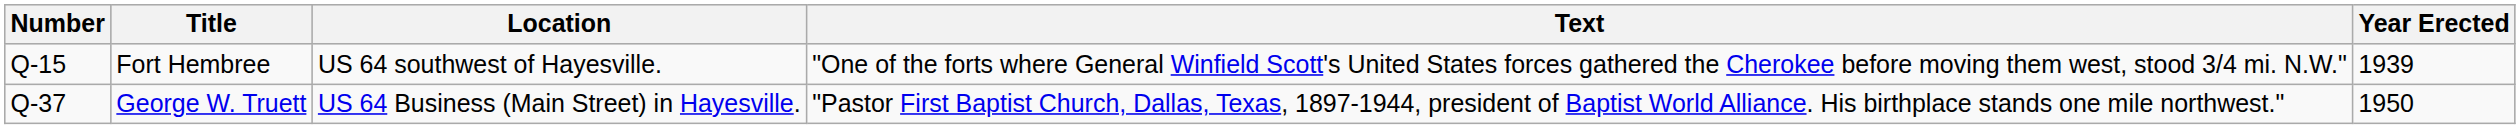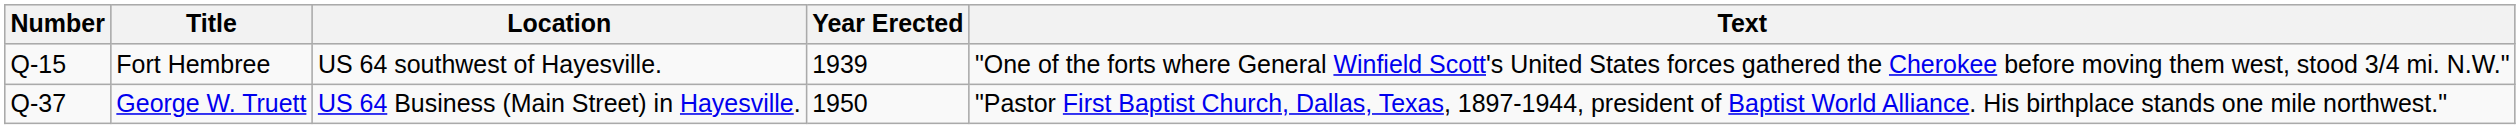columns swapped: (1580, 24) <-> (2434, 24)
